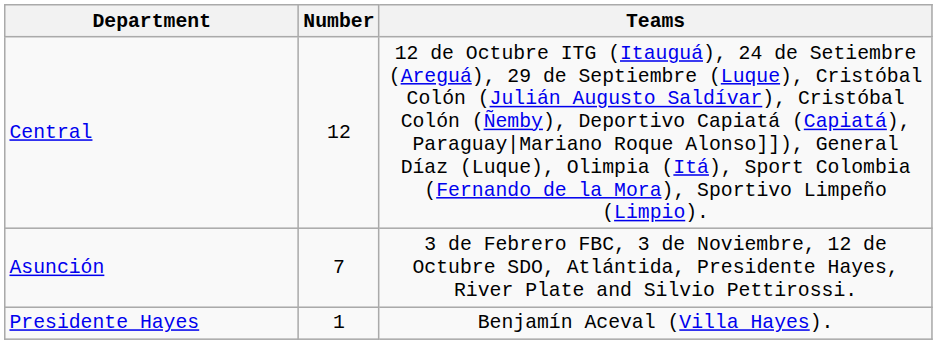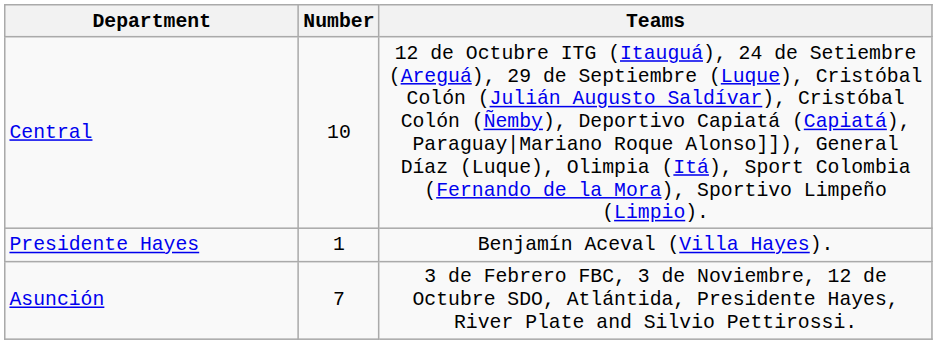(339, 133) 12 -> (339, 133) 10
rows swapped: (57, 268) <-> (104, 323)
